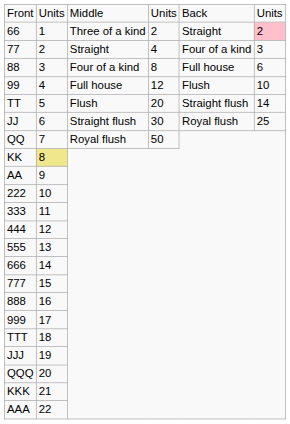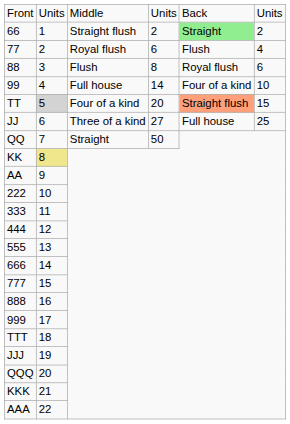(108, 31) Three of a kind -> (103, 31) Straight flush
(202, 31) no background -> (202, 31) lightgreen background
(260, 31) pink background -> (260, 31) no background
(89, 49) Straight -> (98, 49) Royal flush
(154, 49) 4 -> (154, 49) 6
(217, 49) Four of a kind -> (196, 49) Flush
(260, 49) 3 -> (260, 49) 4
(105, 67) Four of a kind -> (84, 67) Flush
(208, 67) Full house -> (210, 67) Royal flush
(157, 85) 12 -> (157, 85) 14
(196, 85) Flush -> (217, 85) Four of a kind
(42, 103) no background -> (42, 103) lightgrey background
(84, 103) Flush -> (105, 103) Four of a kind
(215, 103) no background -> (215, 103) lightsalmon background
(263, 103) 14 -> (263, 103) 15
(103, 121) Straight flush -> (108, 121) Three of a kind
(157, 121) 30 -> (157, 121) 27
(210, 121) Royal flush -> (208, 121) Full house
(98, 139) Royal flush -> (89, 139) Straight
